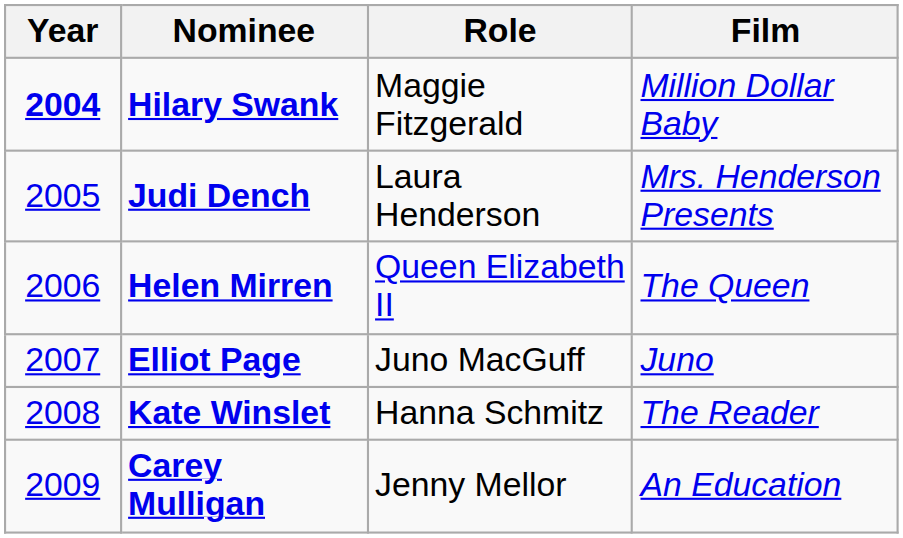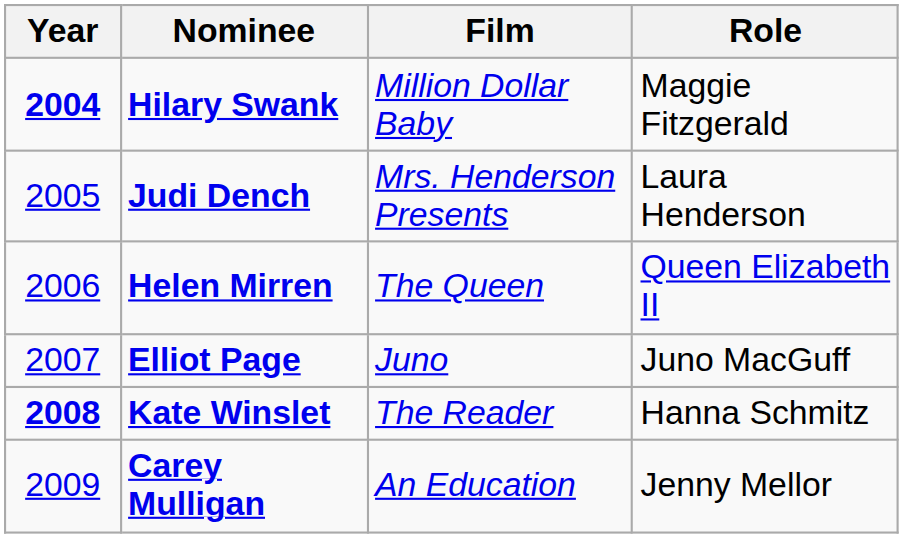columns swapped: (765, 31) <-> (500, 31)
(63, 412) normal -> (63, 412) bold
